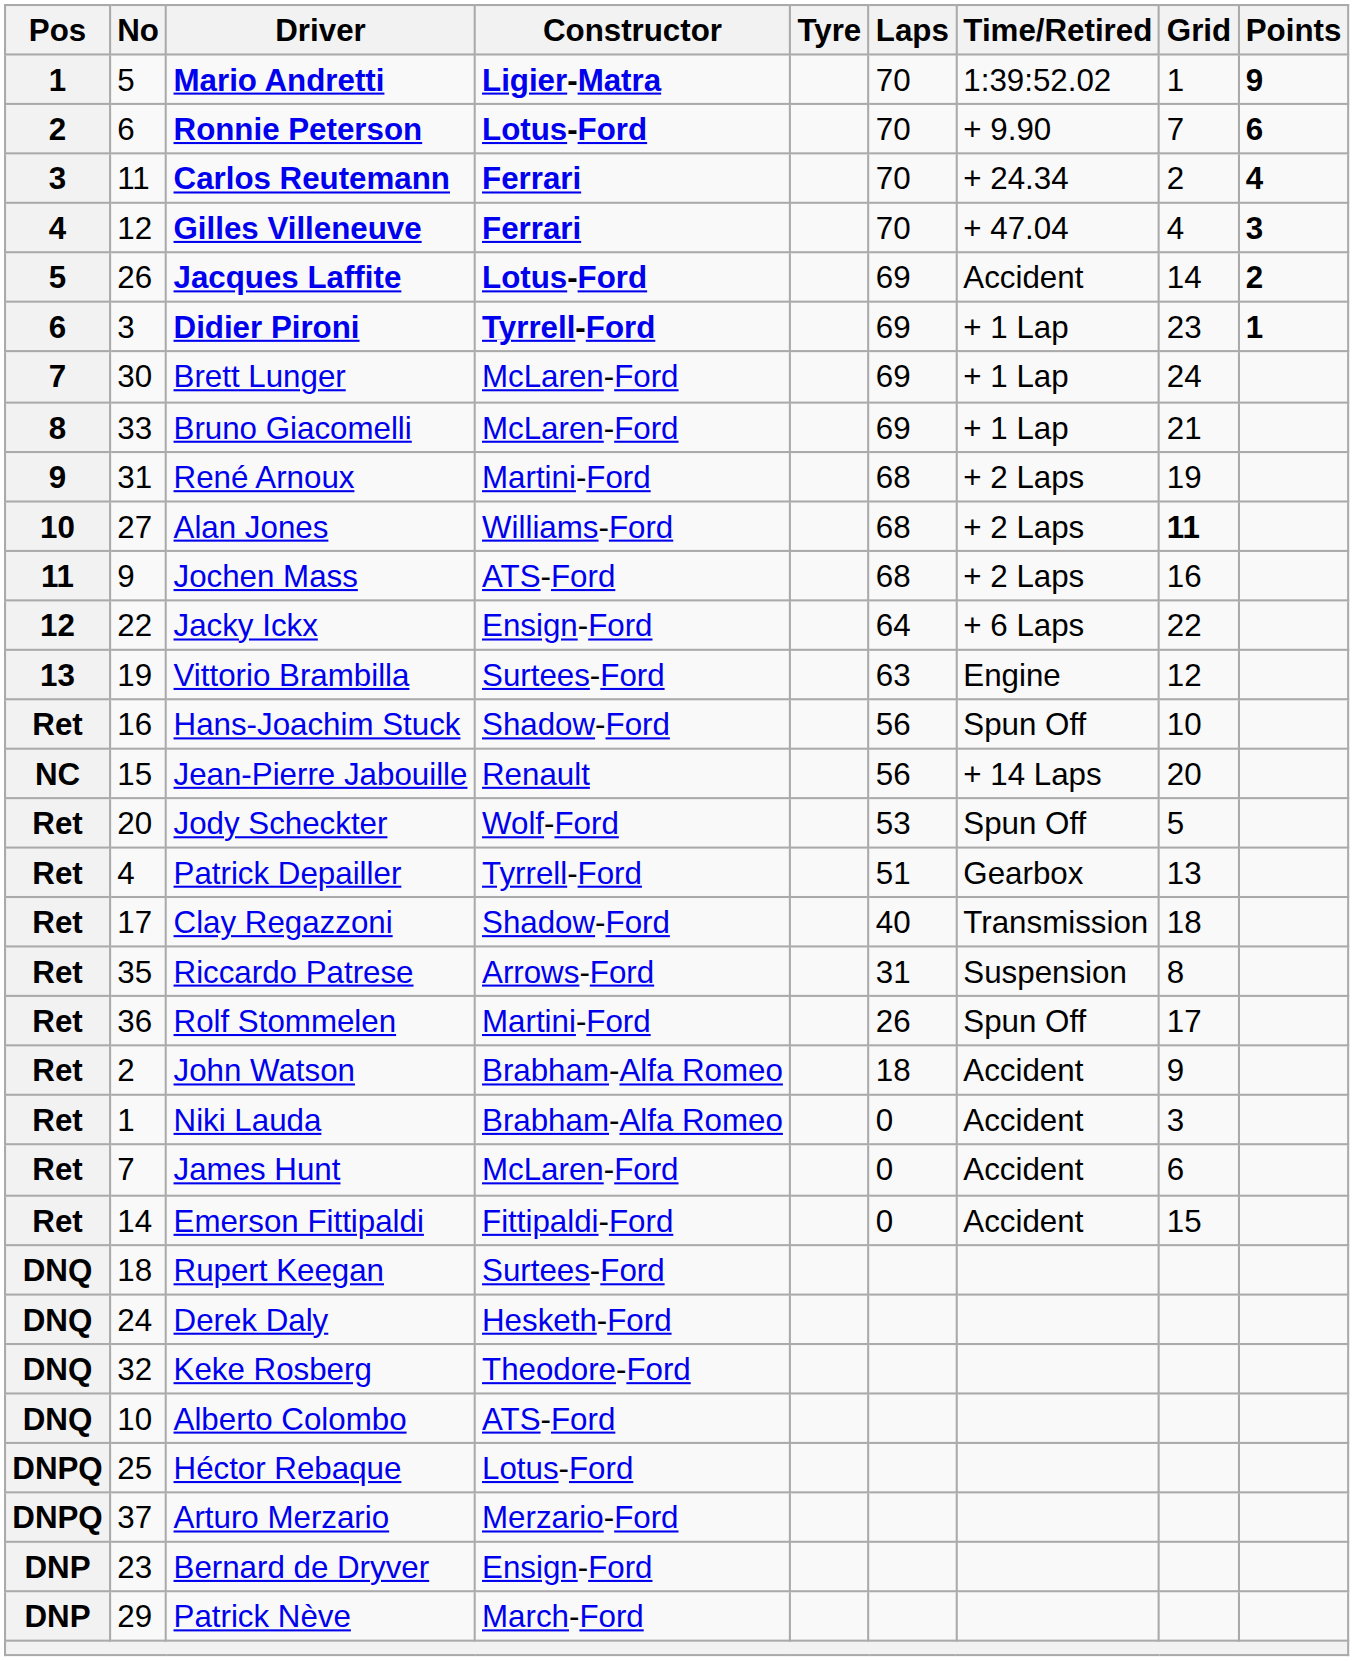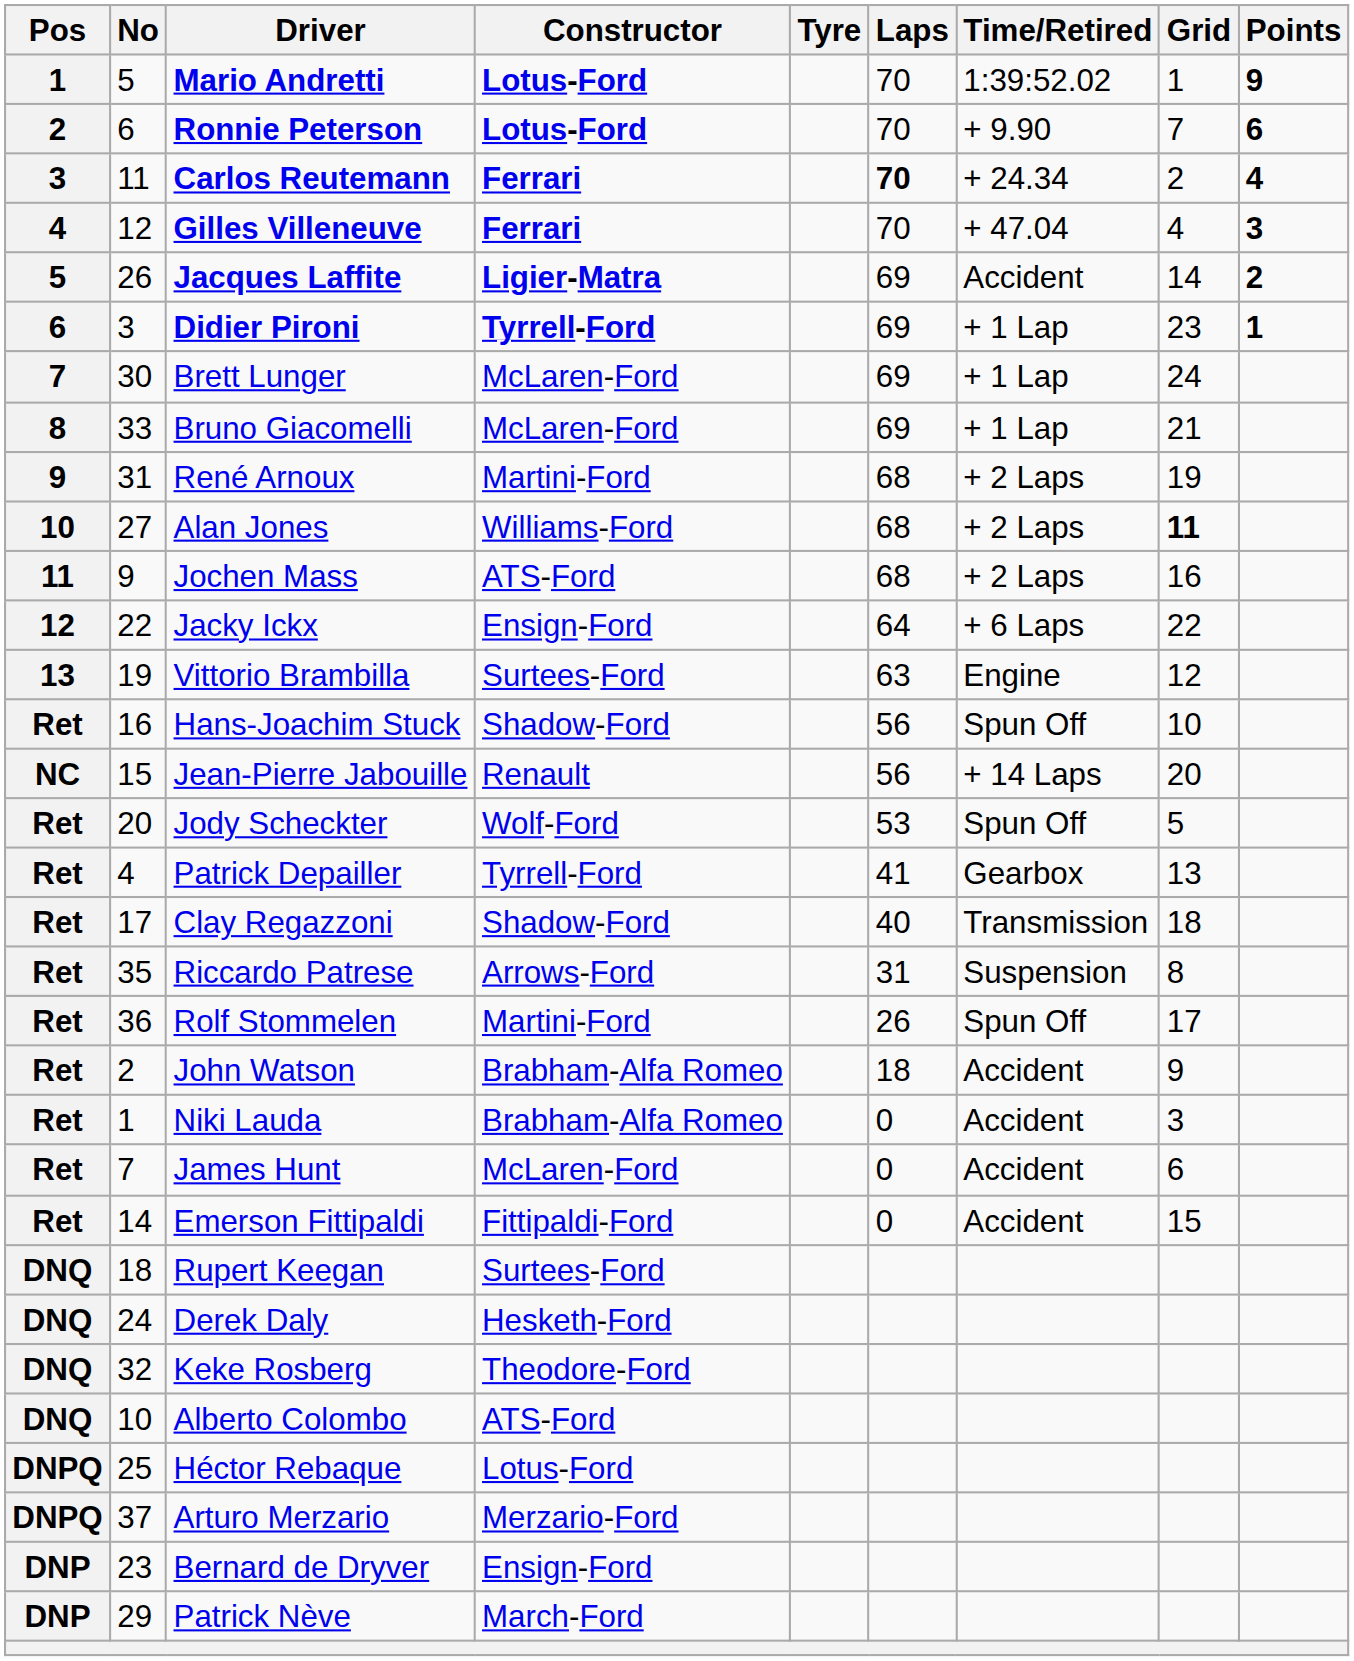(572, 80) Ligier-Matra -> (565, 80) Lotus-Ford
(893, 179) normal -> (893, 179) bold
(565, 278) Lotus-Ford -> (572, 278) Ligier-Matra
(893, 873) 51 -> (893, 873) 41
